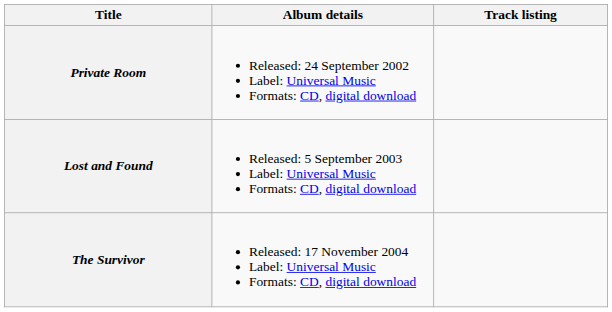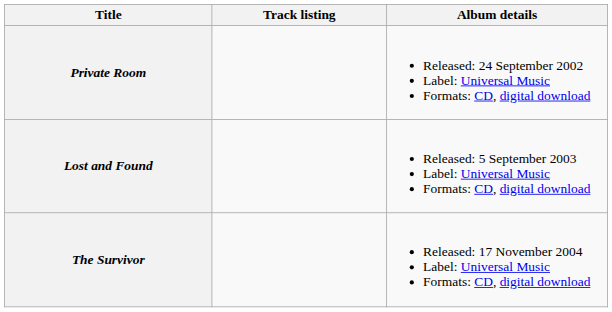columns swapped: (323, 15) <-> (521, 15)
